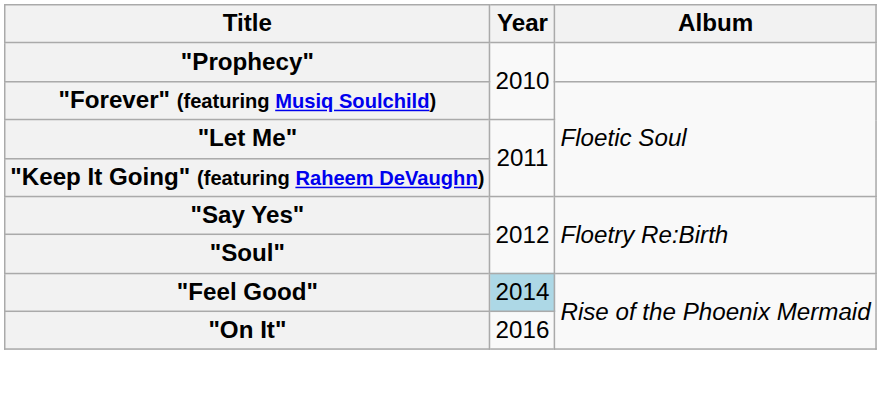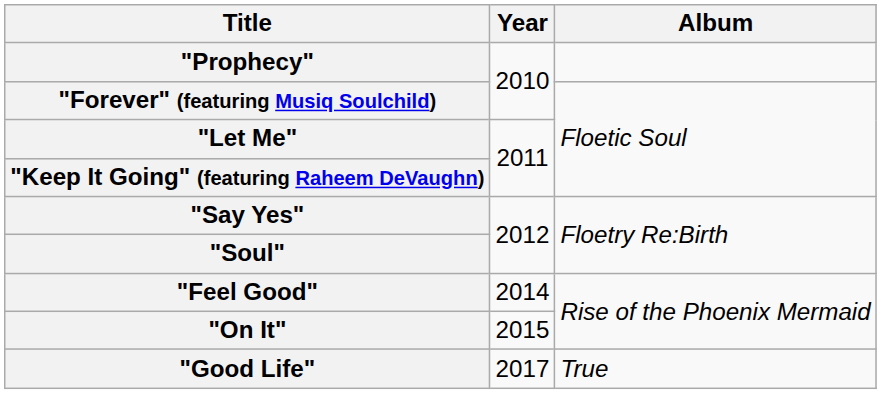(522, 291) lightblue background -> (522, 291) no background
(522, 330) 2016 -> (522, 330) 2015
+ row: (247, 368)
